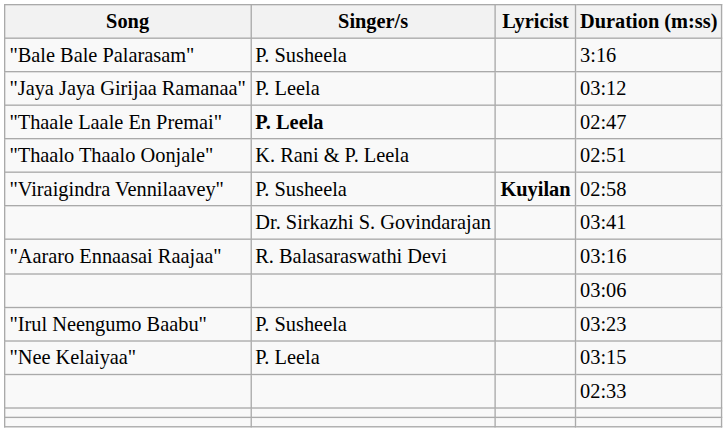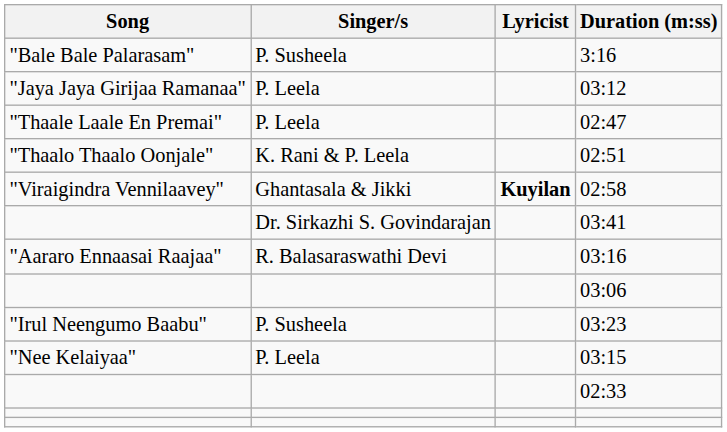(289, 122) bold -> (288, 122) normal
(301, 189) P. Susheela -> (333, 189) Ghantasala & Jikki
